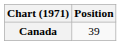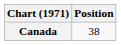(94, 31) 39 -> (94, 31) 38
